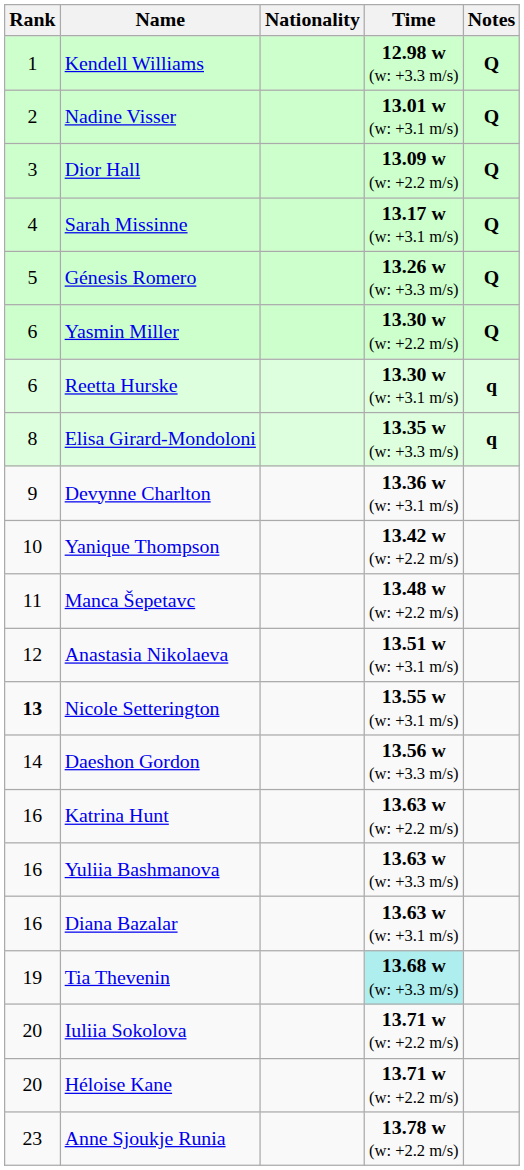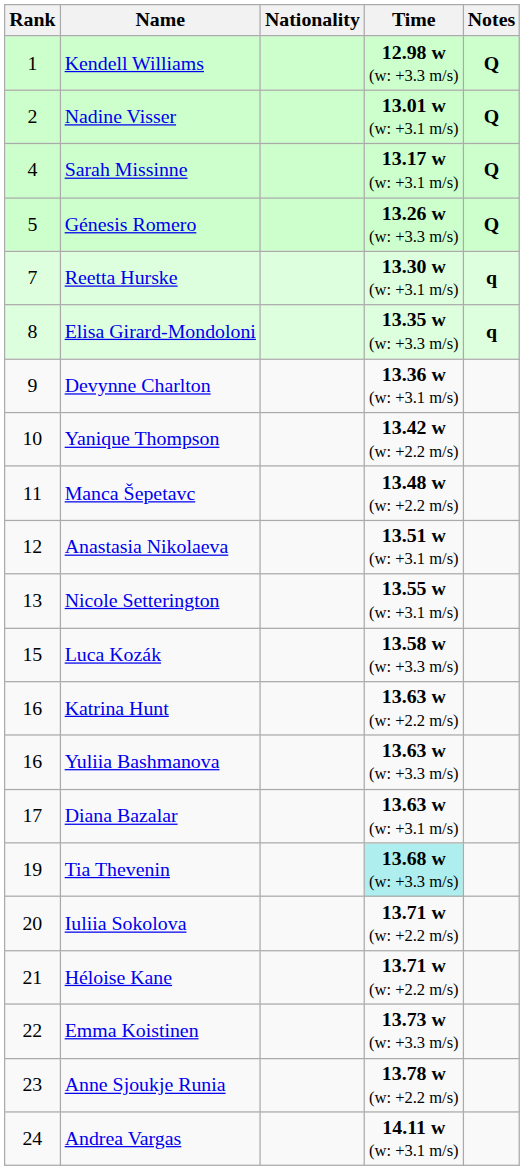- row: (102, 170)
- row: (122, 331)
(32, 385) 6 -> (32, 277) 7
(32, 708) bold -> (32, 600) normal
- row: (132, 762)
+ row: (113, 654)
(32, 923) 16 -> (32, 815) 17
(32, 1084) 20 -> (32, 977) 21
+ row: (132, 1030)
+ row: (123, 1138)
